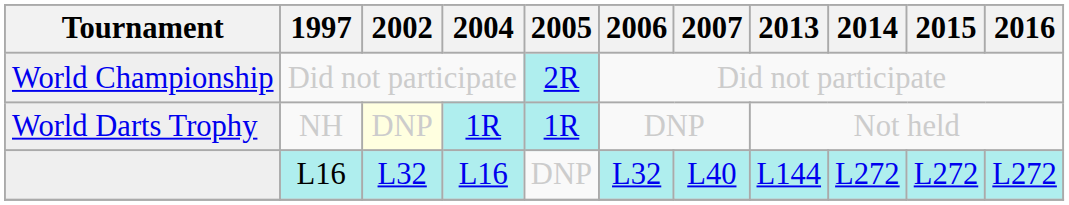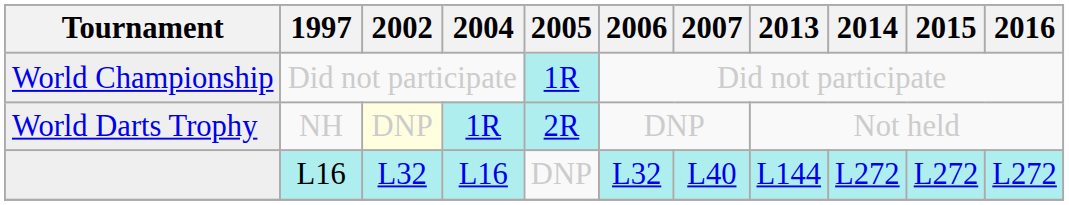(561, 77) 2R -> (561, 77) 1R
(561, 125) 1R -> (561, 125) 2R
